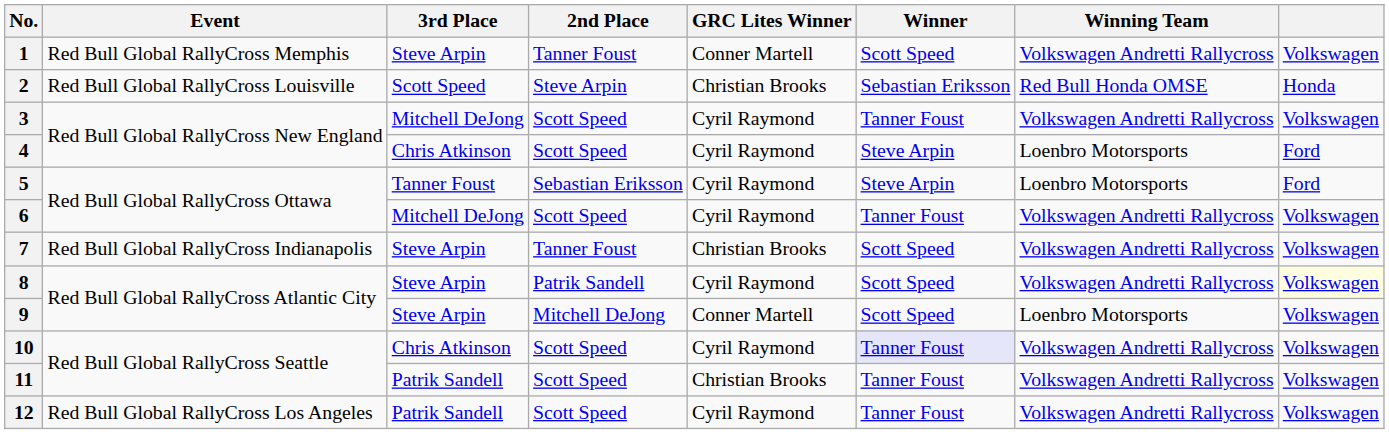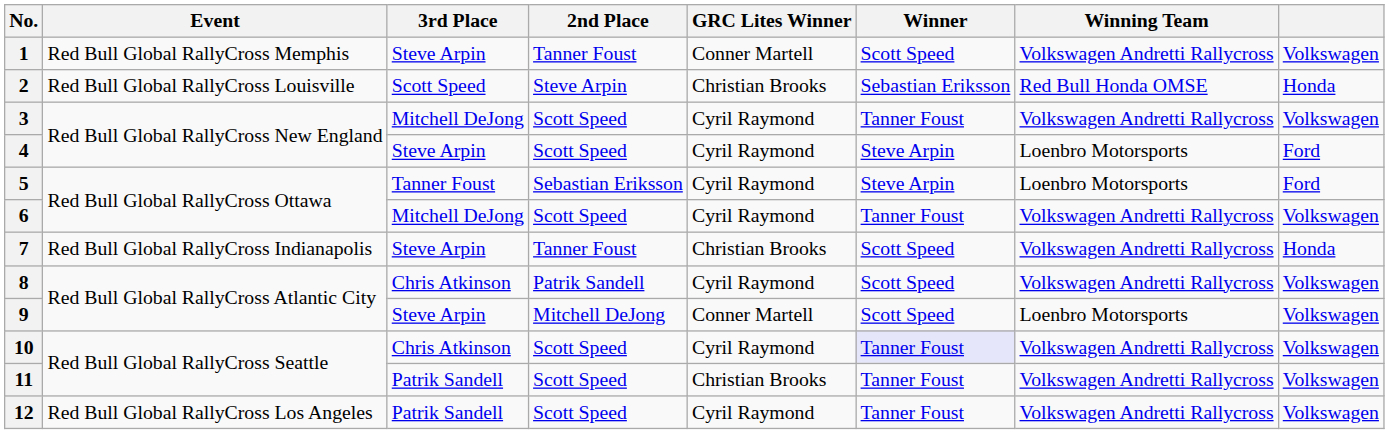(451, 151) Chris Atkinson -> (439, 151) Steve Arpin
(1331, 249) Volkswagen -> (1309, 249) Honda
(439, 281) Steve Arpin -> (451, 281) Chris Atkinson
(1331, 281) lightyellow background -> (1331, 281) no background
